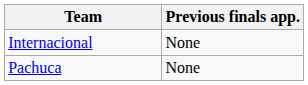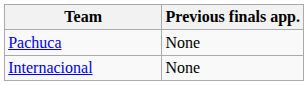rows swapped: (35, 67) <-> (50, 42)
